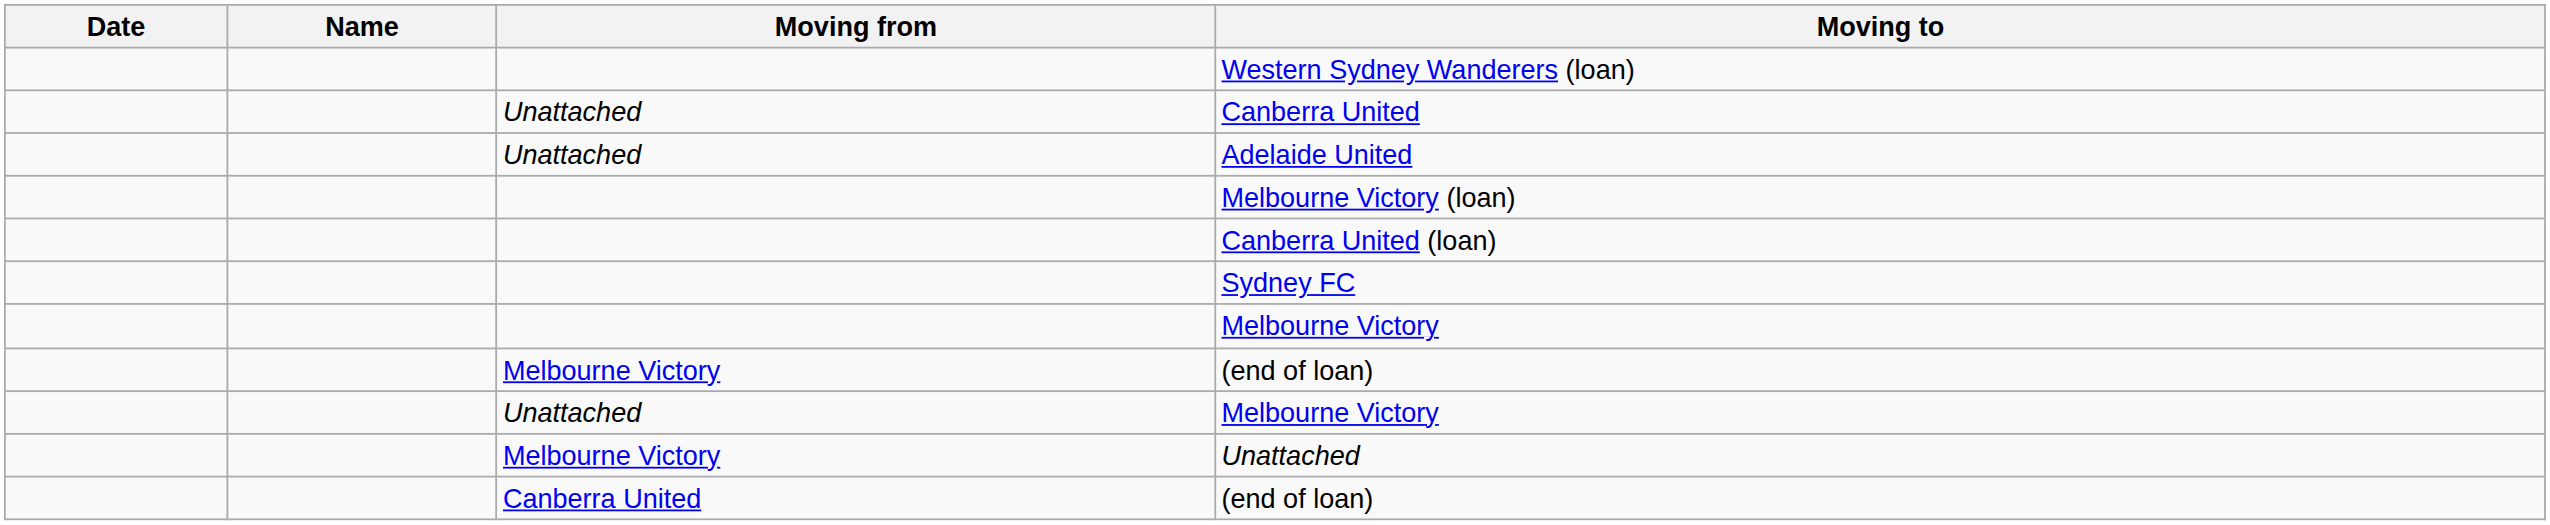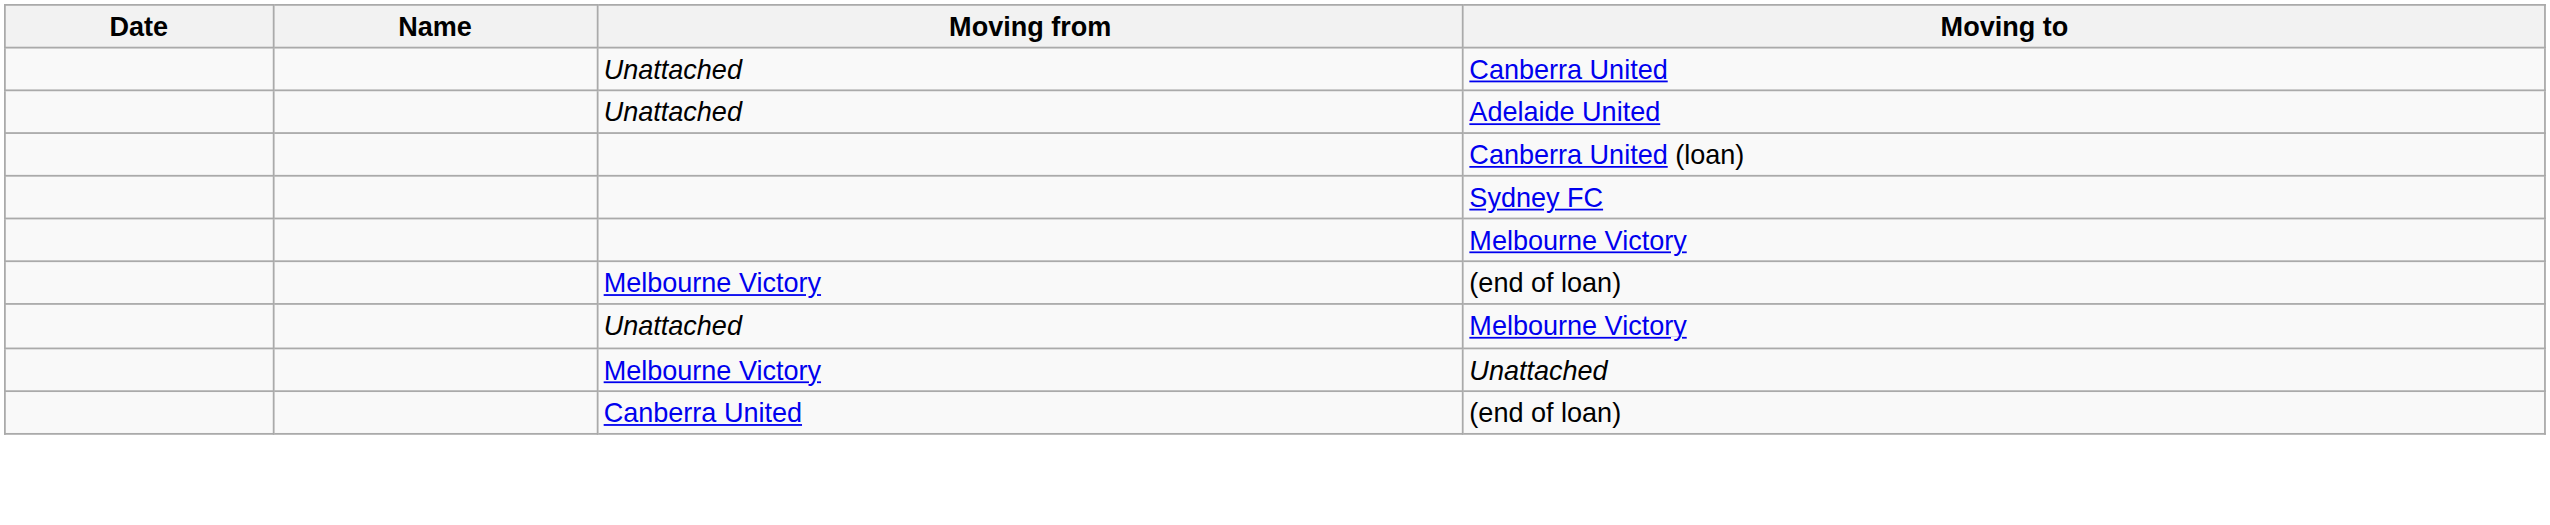- row: (856, 69)
- row: (856, 198)
